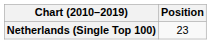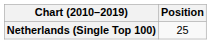(182, 30) 23 -> (182, 30) 25
